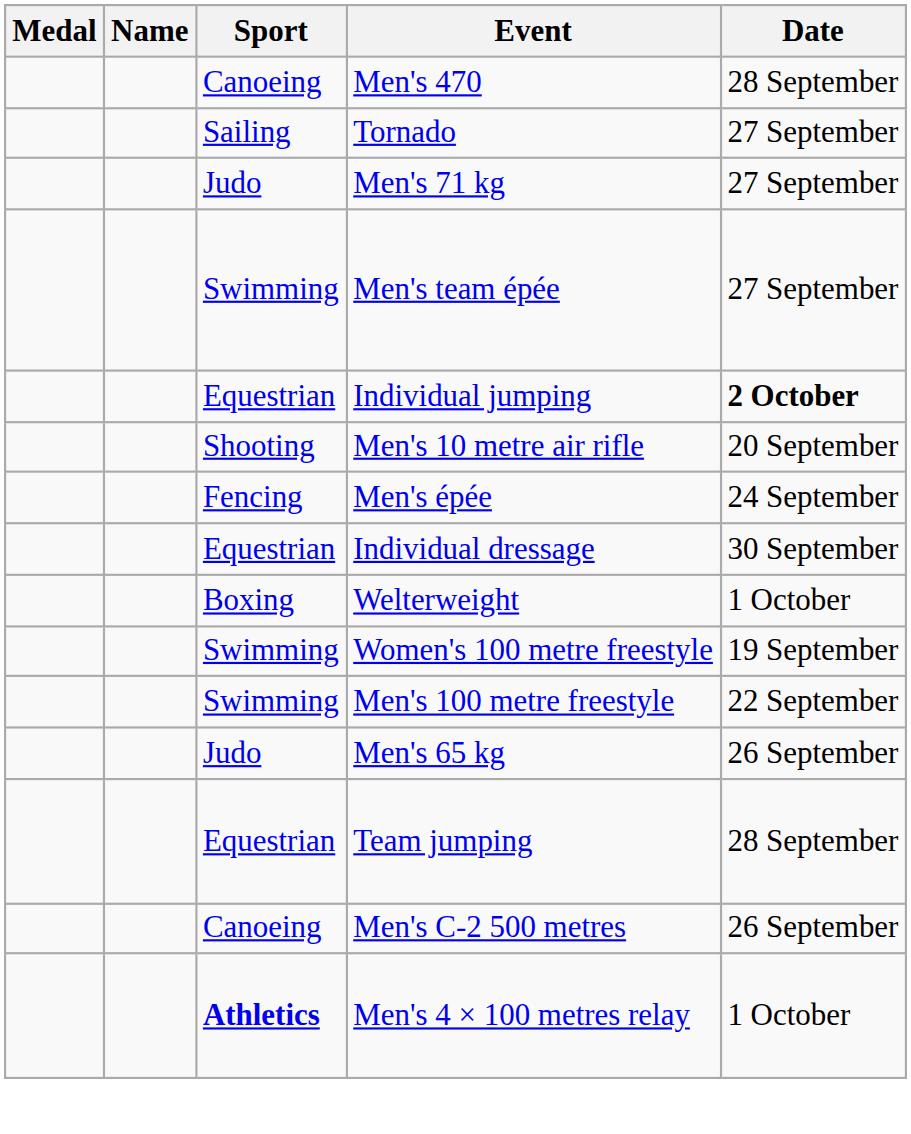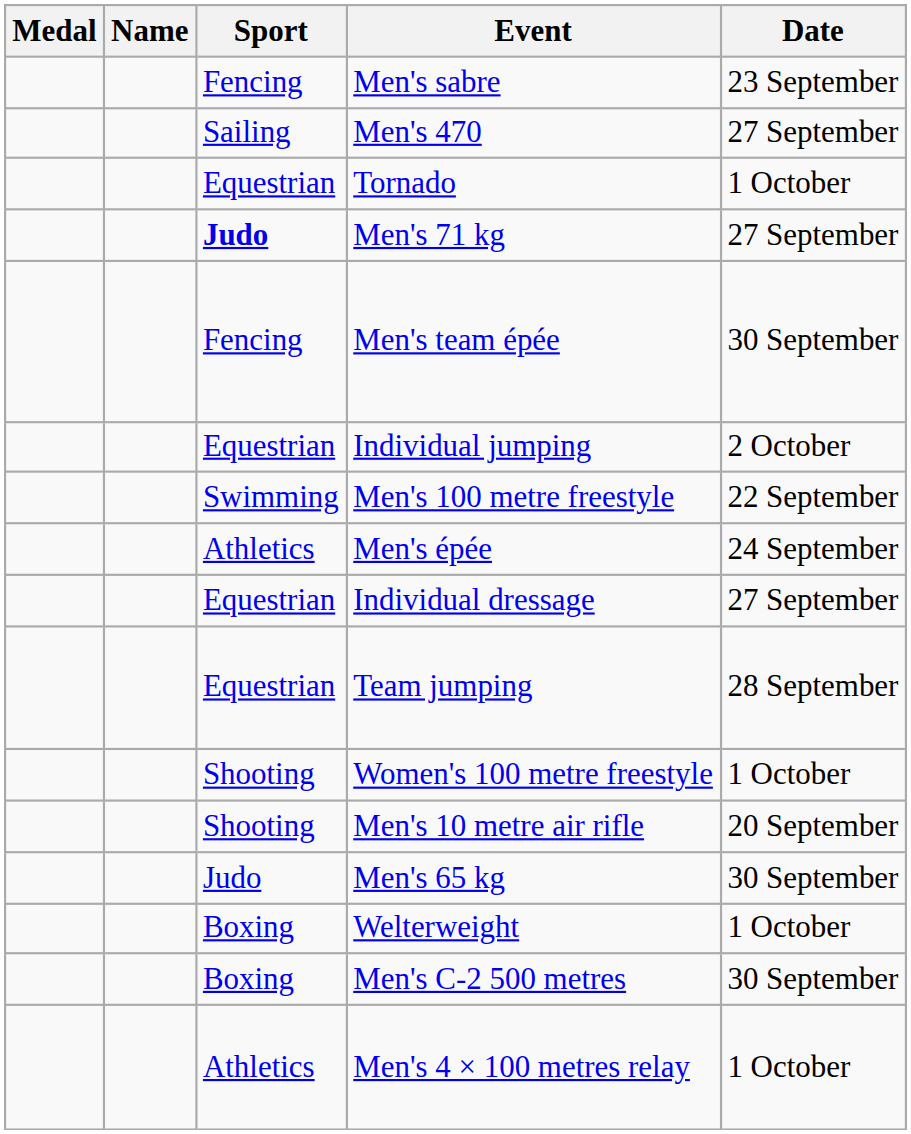+ row: (427, 81)
(262, 81) Canoeing -> (247, 132) Sailing
(813, 81) 28 September -> (813, 132) 27 September
(247, 132) Sailing -> (269, 183) Equestrian
(813, 132) 27 September -> (789, 183) 1 October
(232, 183) normal -> (236, 234) bold
(271, 289) Swimming -> (253, 340) Fencing
(813, 289) 27 September -> (813, 340) 30 September
(793, 395) bold -> (789, 446) normal
rows swapped: (499, 446) <-> (514, 701)
(253, 497) Fencing -> (259, 548) Athletics
(813, 548) 30 September -> (813, 599) 27 September
rows swapped: (436, 599) <-> (443, 840)
(271, 650) Swimming -> (259, 774) Shooting
(813, 650) 19 September -> (789, 774) 1 October
(813, 752) 26 September -> (813, 876) 30 September
(262, 928) Canoeing -> (248, 979) Boxing
(813, 928) 26 September -> (813, 979) 30 September
(261, 1015) bold -> (259, 1066) normal
